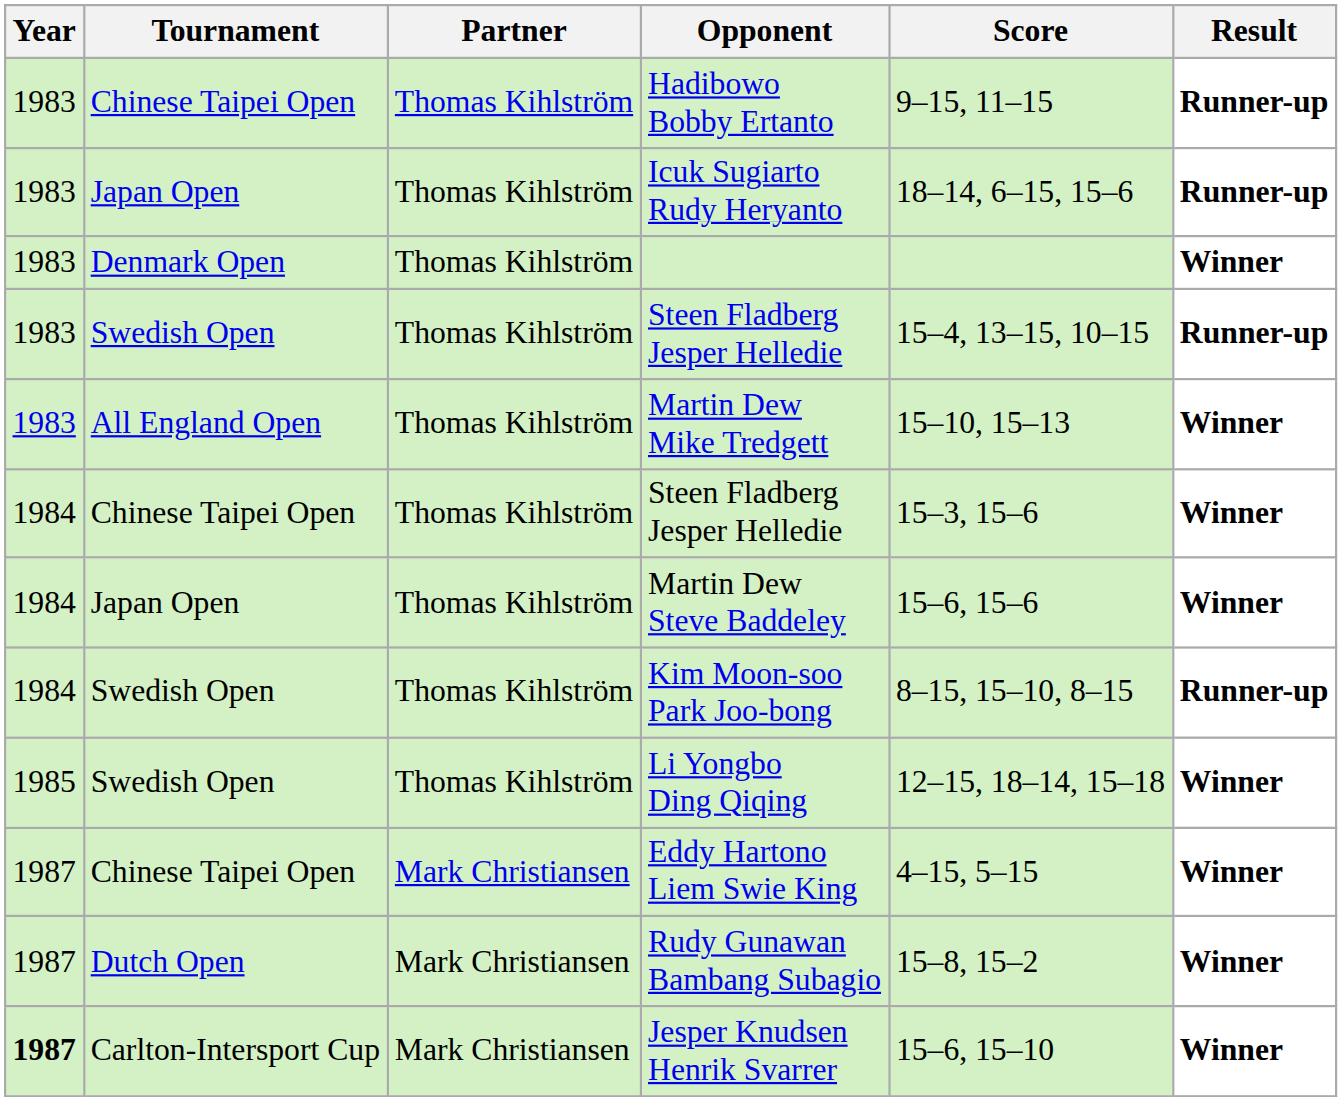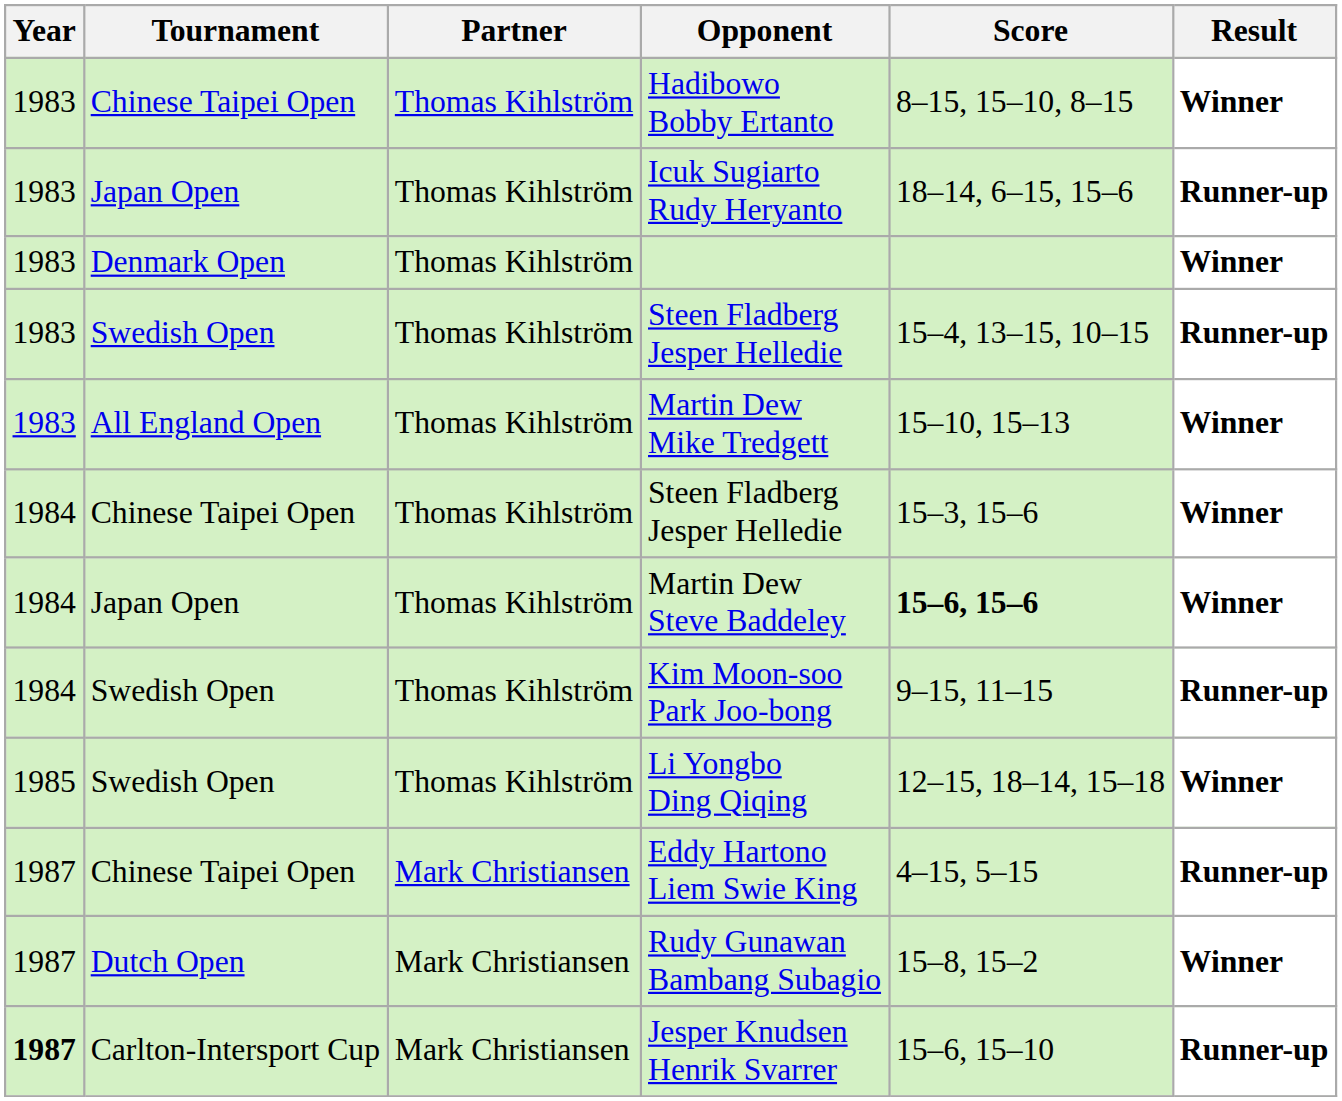(974, 101) 9–15, 11–15 -> (1015, 101) 8–15, 15–10, 8–15
(1254, 101) Runner-up -> (1231, 101) Winner
(967, 602) normal -> (967, 602) bold
(1015, 692) 8–15, 15–10, 8–15 -> (974, 692) 9–15, 11–15
(1231, 871) Winner -> (1254, 871) Runner-up
(1231, 1050) Winner -> (1254, 1050) Runner-up
